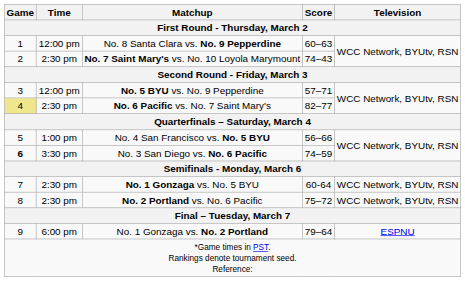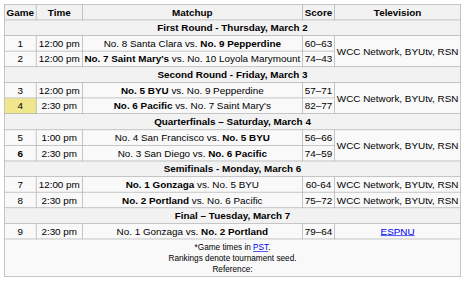(59, 59) 2:30 pm -> (59, 59) 12:00 pm
(59, 153) 3:30 pm -> (59, 153) 2:30 pm
(59, 184) 2:30 pm -> (59, 184) 12:00 pm
(59, 231) 6:00 pm -> (59, 231) 2:30 pm
